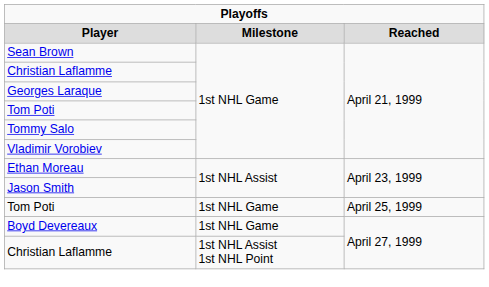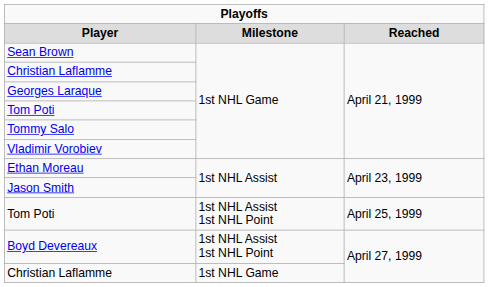(239, 206) 1st NHL Game -> (238, 213) 1st NHL Assist 1st NHL Point
(239, 226) 1st NHL Game -> (238, 246) 1st NHL Assist 1st NHL Point
(238, 252) 1st NHL Assist 1st NHL Point -> (239, 272) 1st NHL Game
